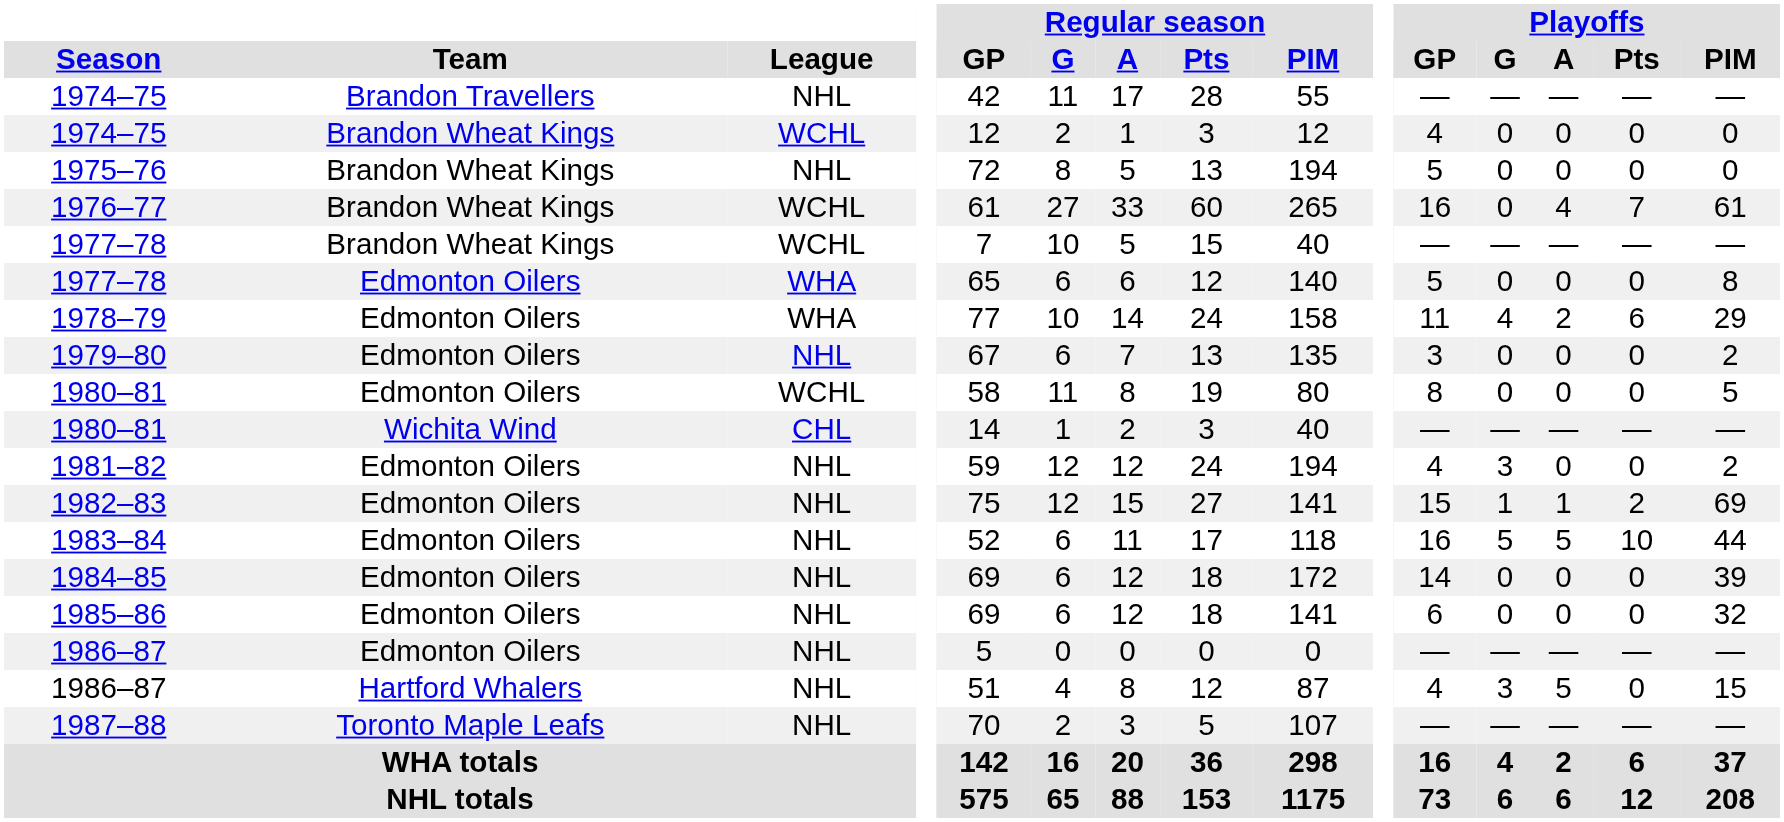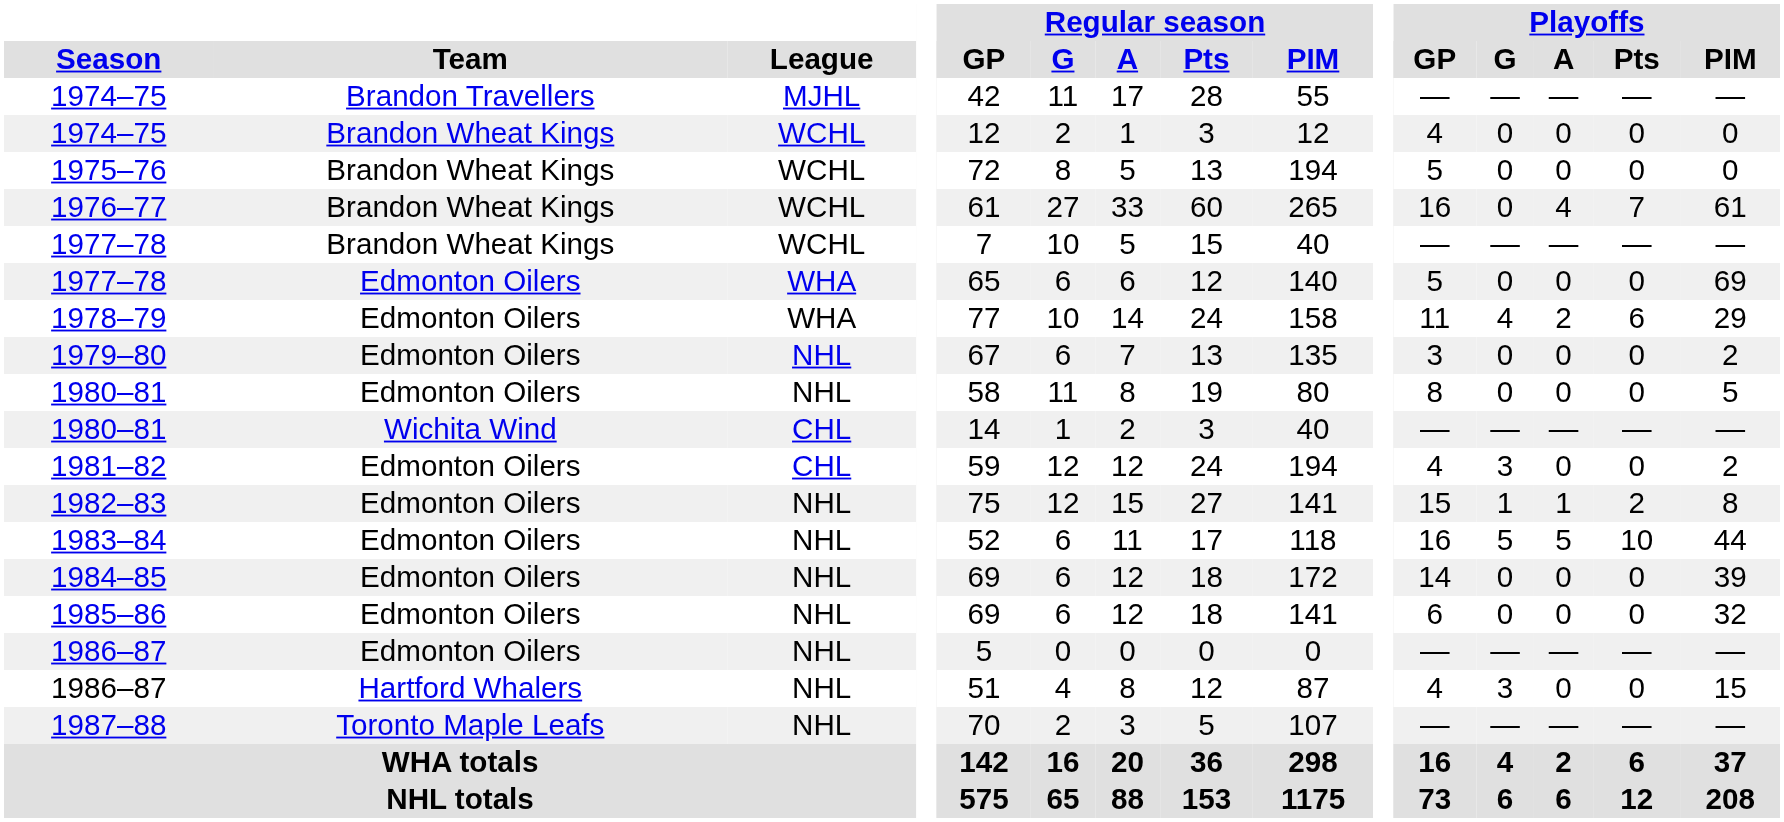(822, 96) NHL -> (822, 96) MJHL
(822, 170) NHL -> (822, 170) WCHL
(1730, 281) 8 -> (1730, 281) 69
(822, 392) WCHL -> (822, 392) NHL
(822, 466) NHL -> (822, 466) CHL
(1730, 503) 69 -> (1730, 503) 8
(1564, 688) 5 -> (1564, 688) 0
